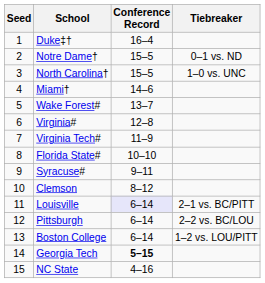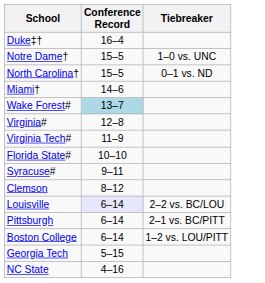- column: (19, 18)
(216, 57) 0–1 vs. ND -> (187, 57) 1–0 vs. UNC
(216, 73) 1–0 vs. UNC -> (187, 73) 0–1 vs. ND
(142, 106) no background -> (112, 106) lightblue background
(216, 204) 2–1 vs. BC/PITT -> (187, 204) 2–2 vs. BC/LOU
(216, 221) 2–2 vs. BC/LOU -> (187, 221) 2–1 vs. BC/PITT
(142, 253) bold -> (112, 253) normal
